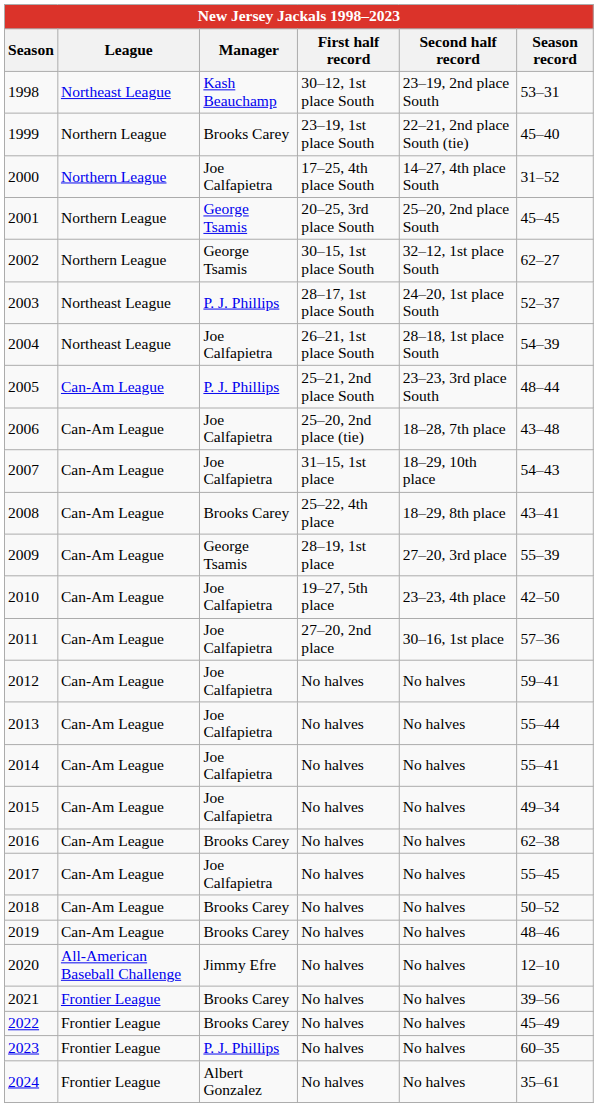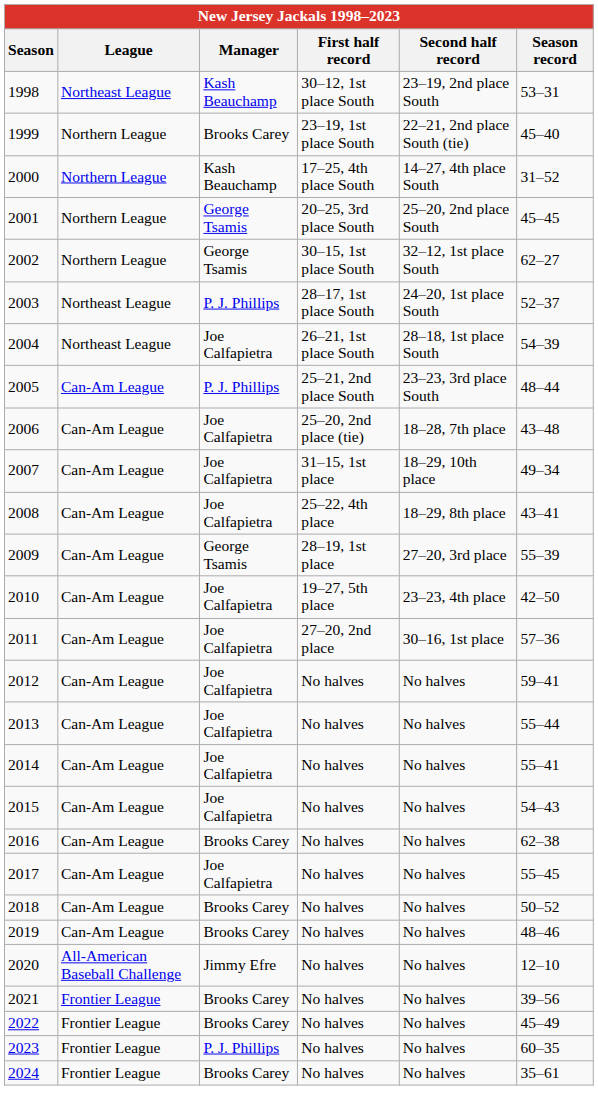(238, 176) Joe Calfapietra -> (240, 176) Kash Beauchamp
(540, 470) 54–43 -> (540, 470) 49–34
(246, 512) Brooks Carey -> (238, 512) Joe Calfapietra
(540, 807) 49–34 -> (540, 807) 54–43
(233, 1081) Albert Gonzalez -> (246, 1072) Brooks Carey
